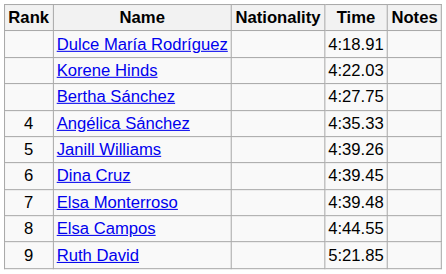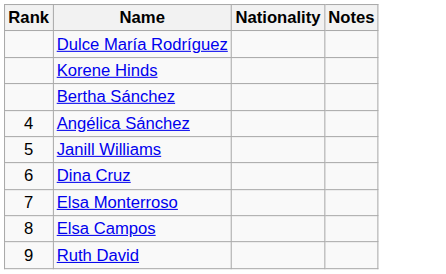- column: (356, 17)
